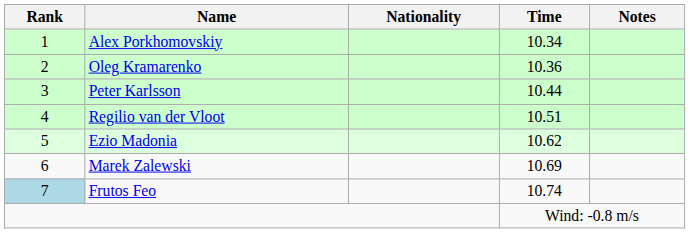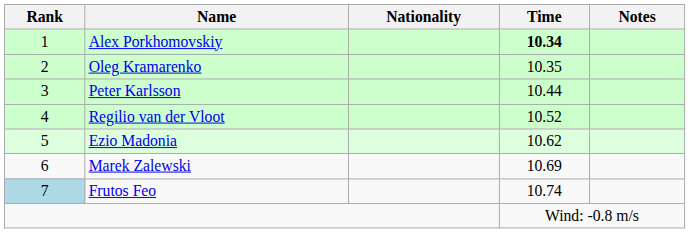(544, 41) normal -> (544, 41) bold
(544, 66) 10.36 -> (544, 66) 10.35
(544, 116) 10.51 -> (544, 116) 10.52
